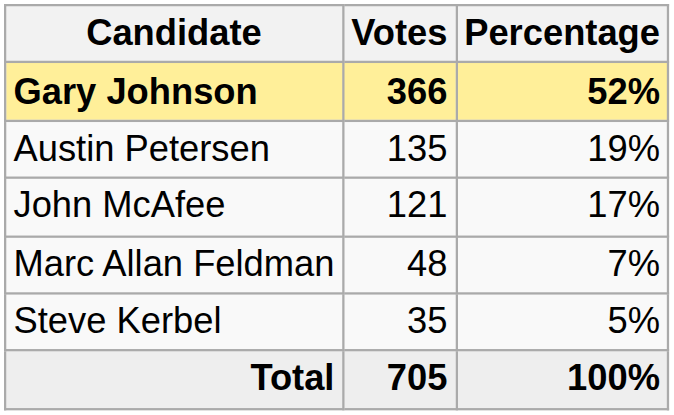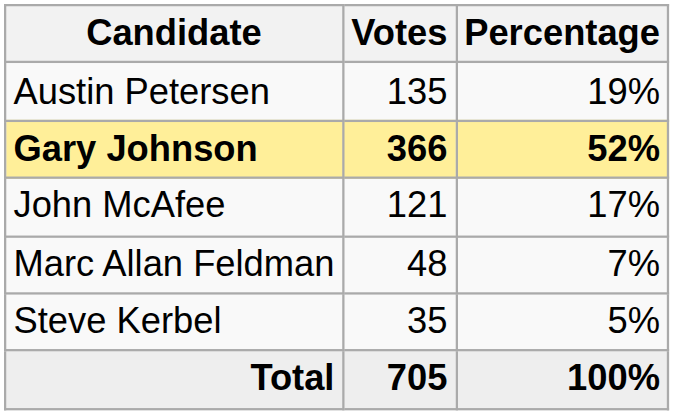rows swapped: (136, 90) <-> (142, 148)
